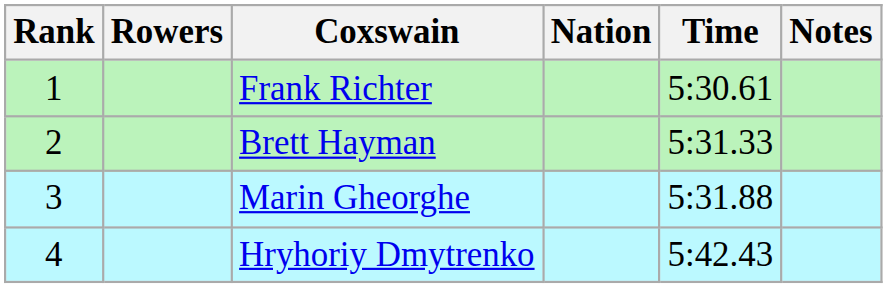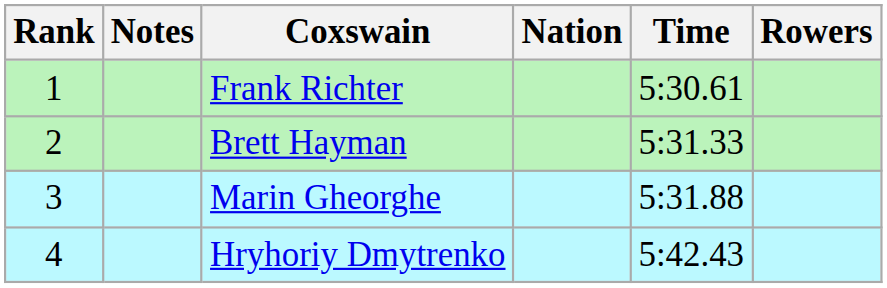columns swapped: (167, 32) <-> (831, 32)
